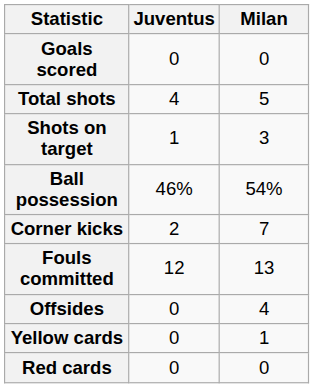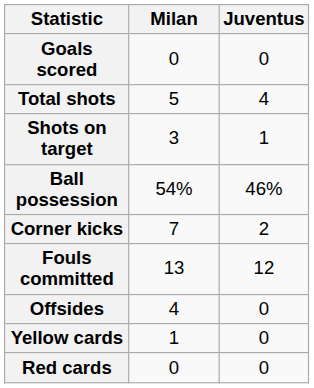columns swapped: (174, 19) <-> (264, 19)
